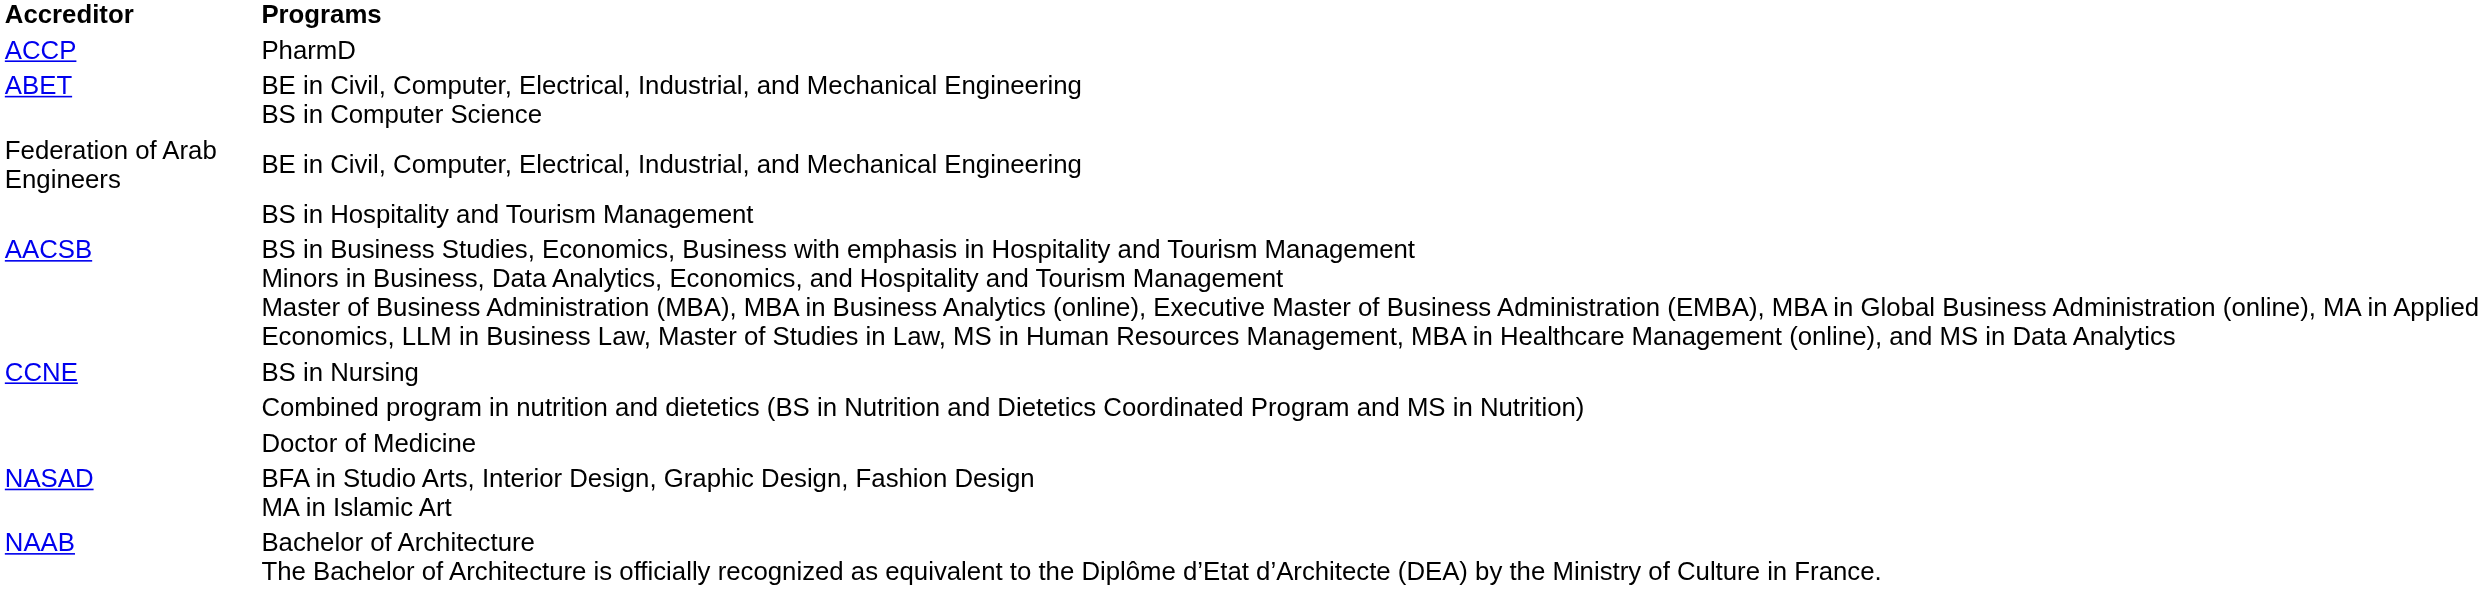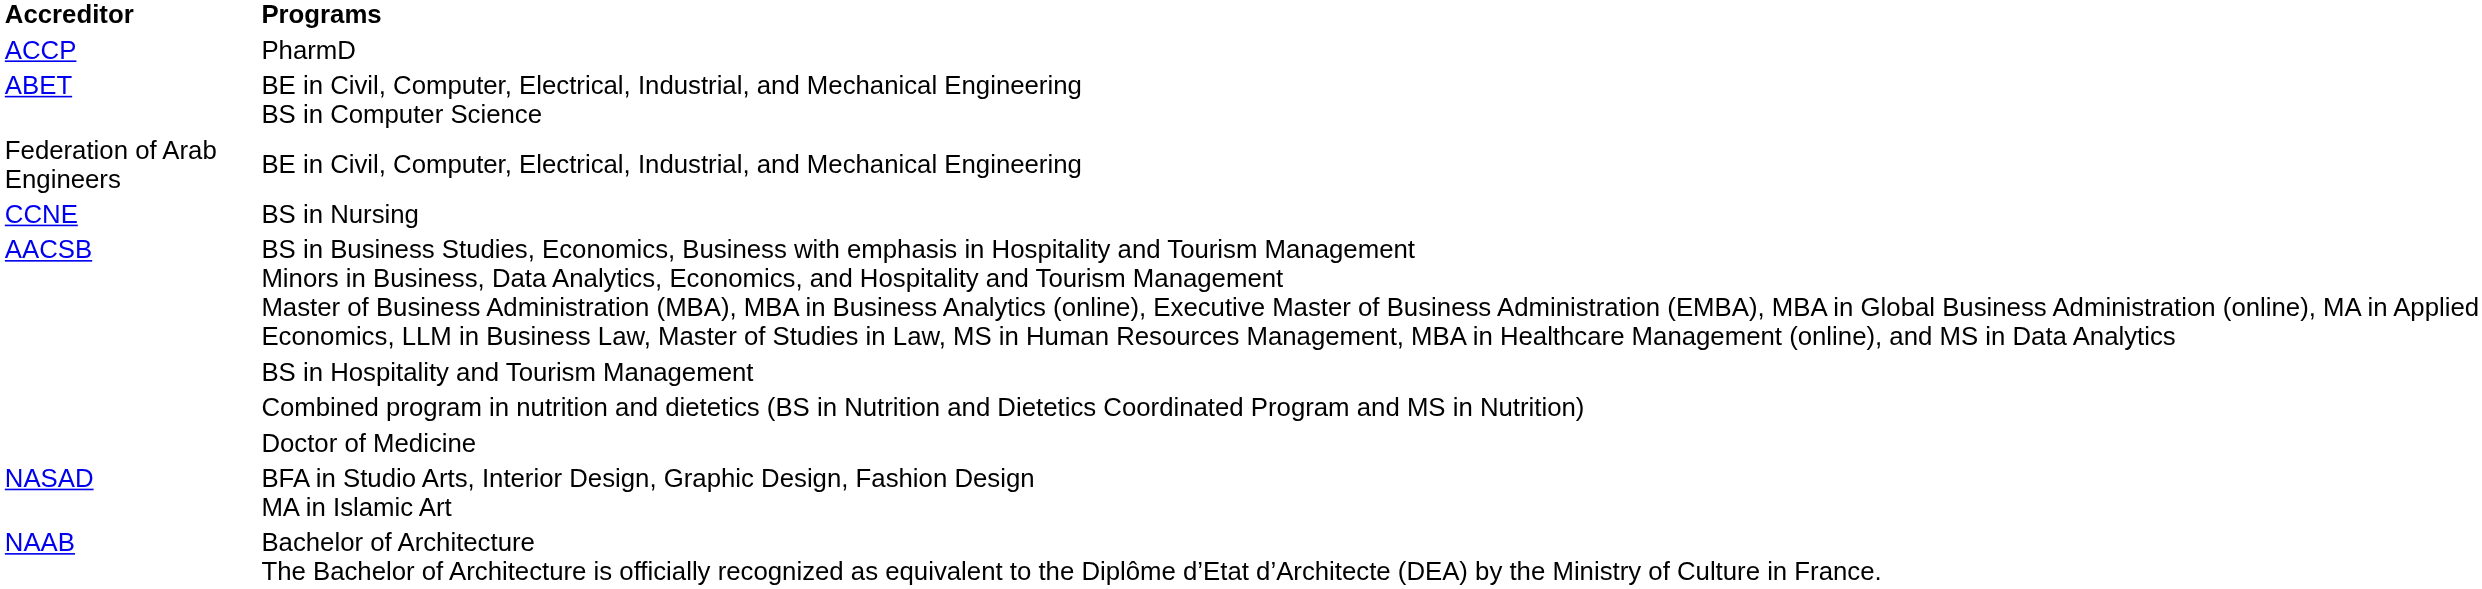rows swapped: (340, 372) <-> (507, 214)
